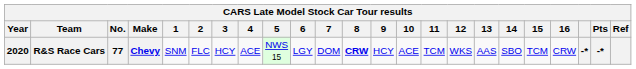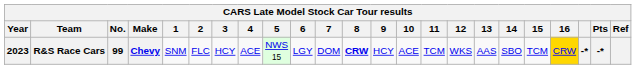(18, 51) 2020 -> (18, 51) 2023
(118, 51) 77 -> (118, 51) 99
(564, 51) no background -> (564, 51) gold background
